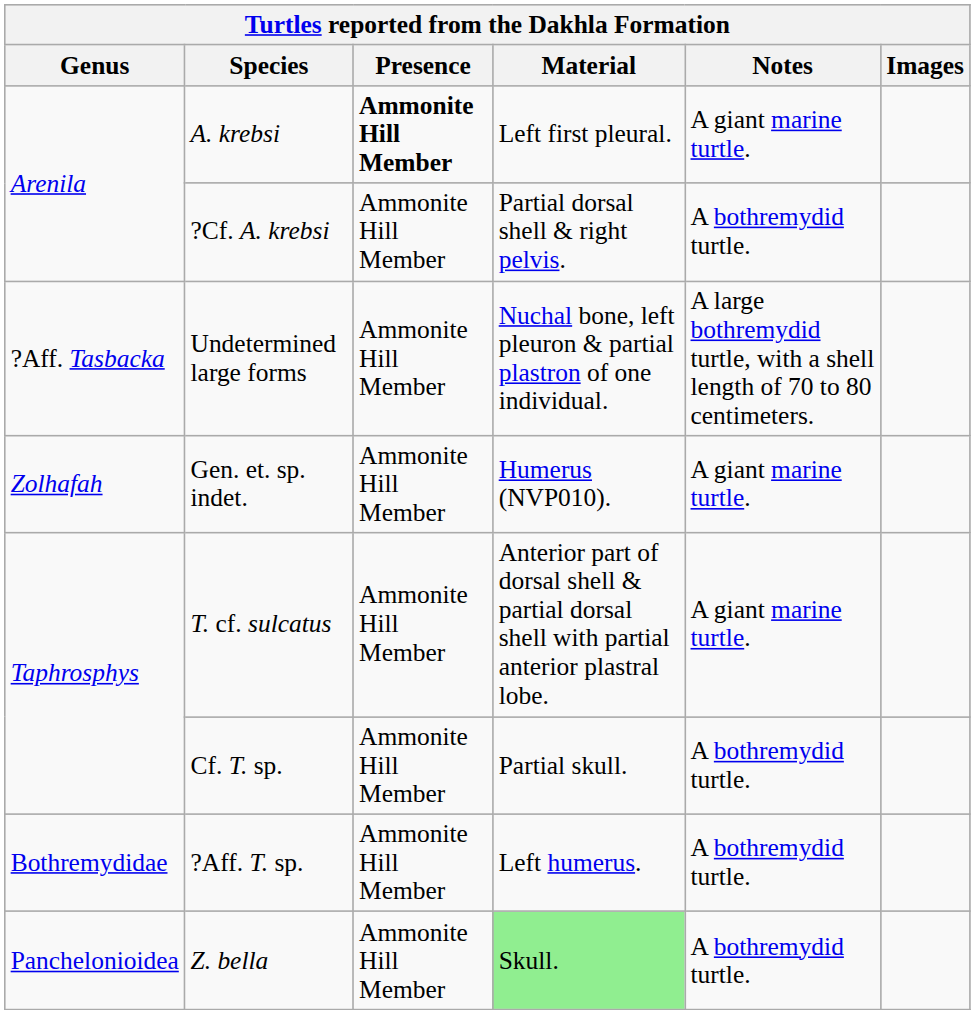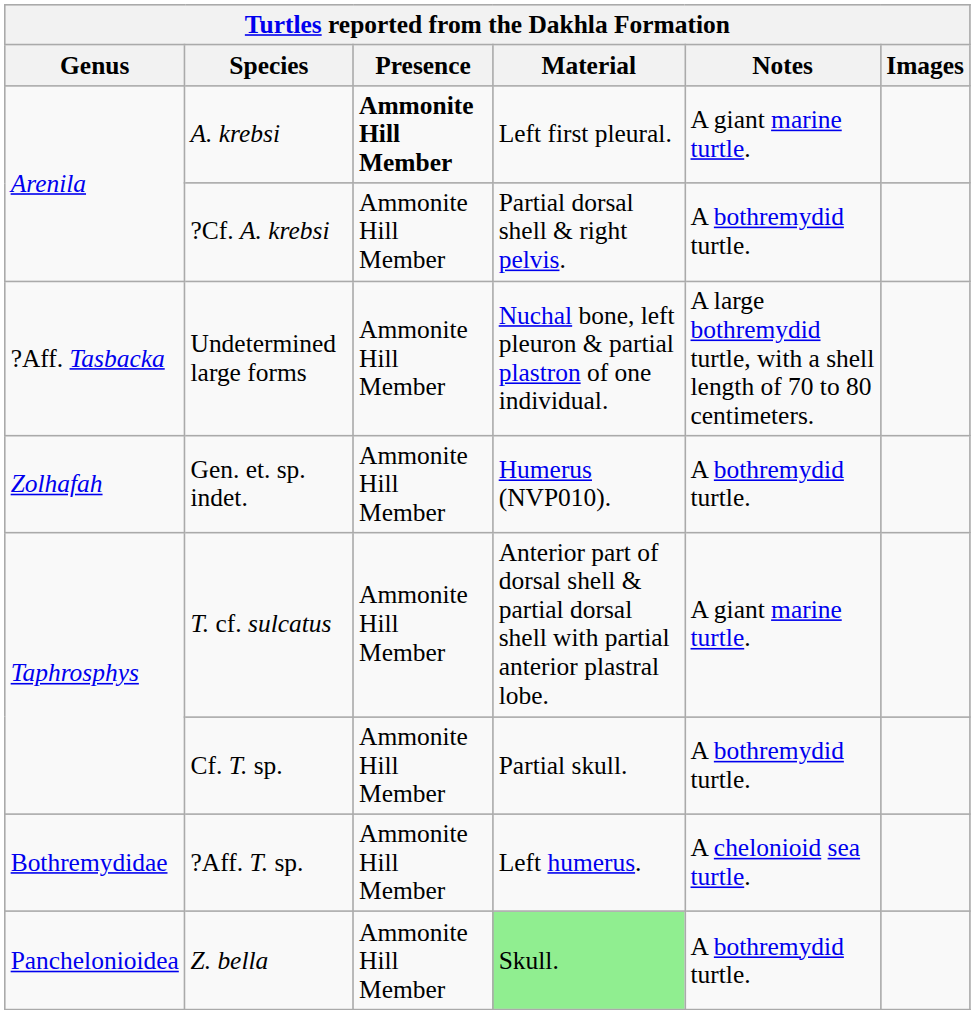(766, 483) A giant marine turtle. -> (767, 483) A bothremydid turtle.
(767, 862) A bothremydid turtle. -> (775, 862) A chelonioid sea turtle.
